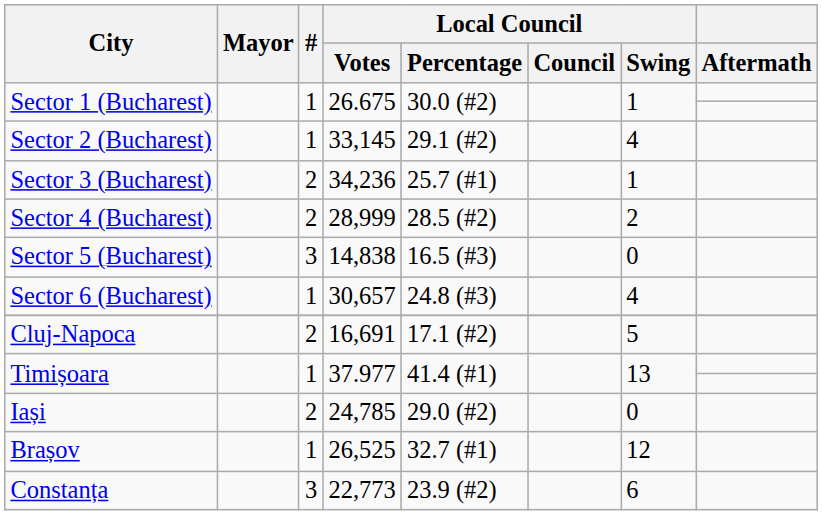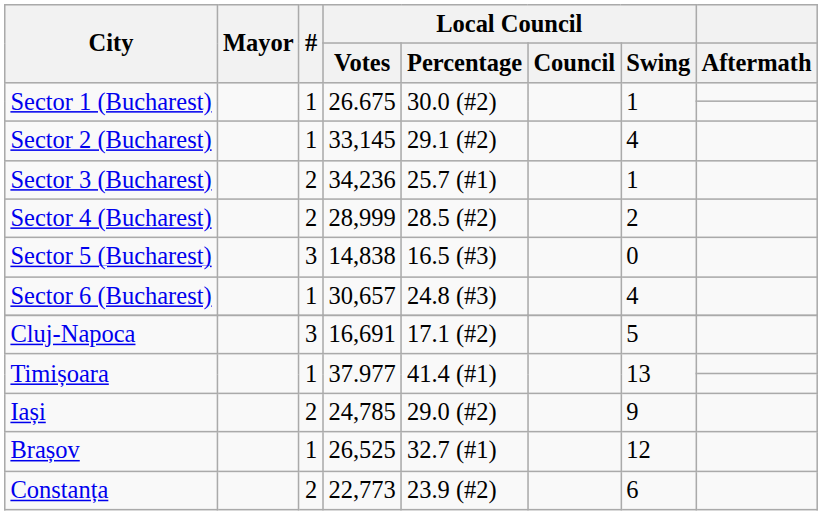(311, 334) 2 -> (311, 334) 3
(632, 412) 0 -> (632, 412) 9
(311, 489) 3 -> (311, 489) 2
